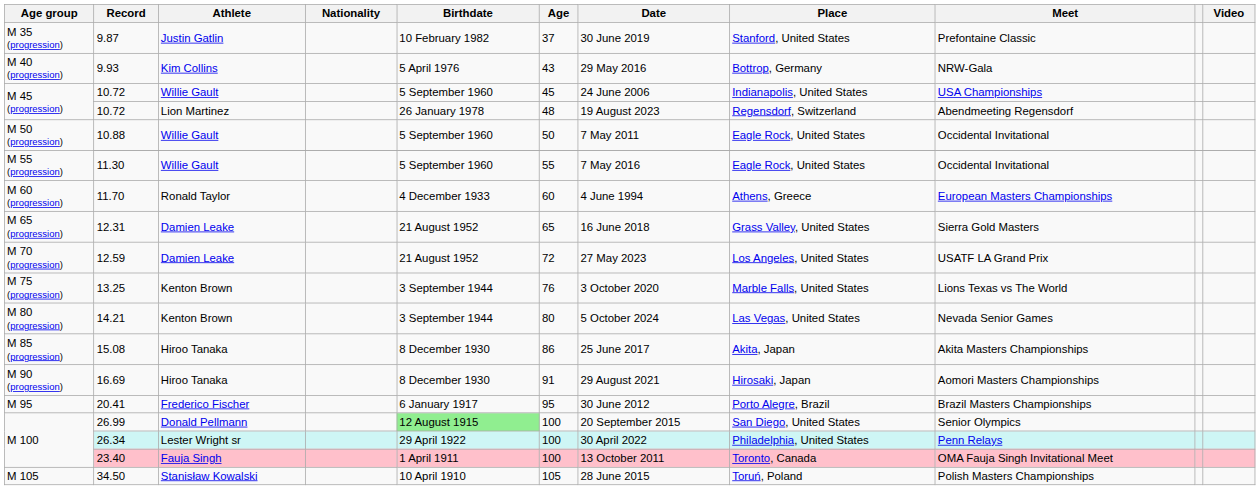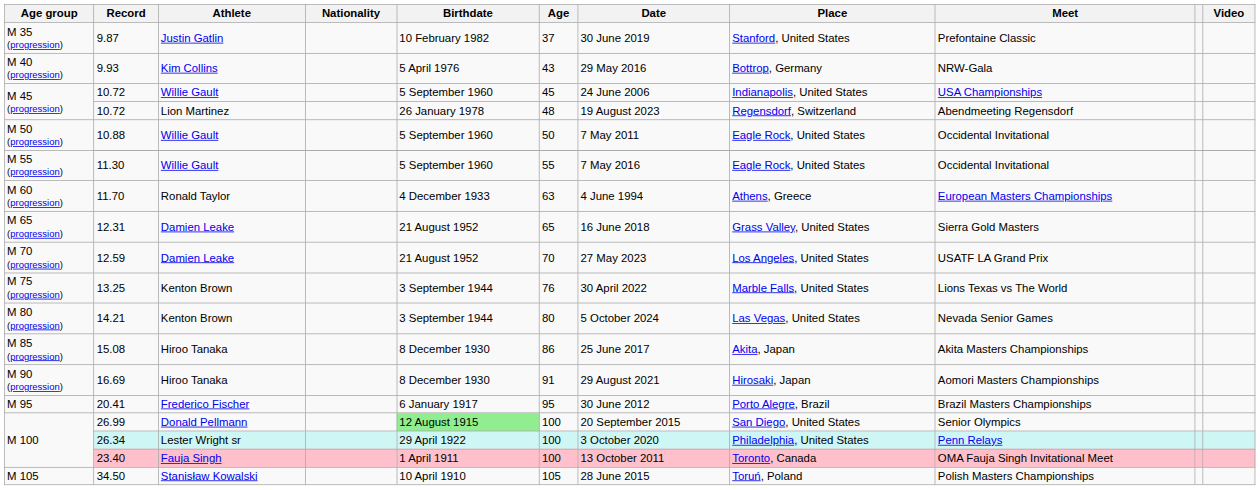(548, 196) 60 -> (548, 196) 63
(548, 258) 72 -> (548, 258) 70
(620, 288) 3 October 2020 -> (614, 288) 30 April 2022
(614, 440) 30 April 2022 -> (620, 440) 3 October 2020
